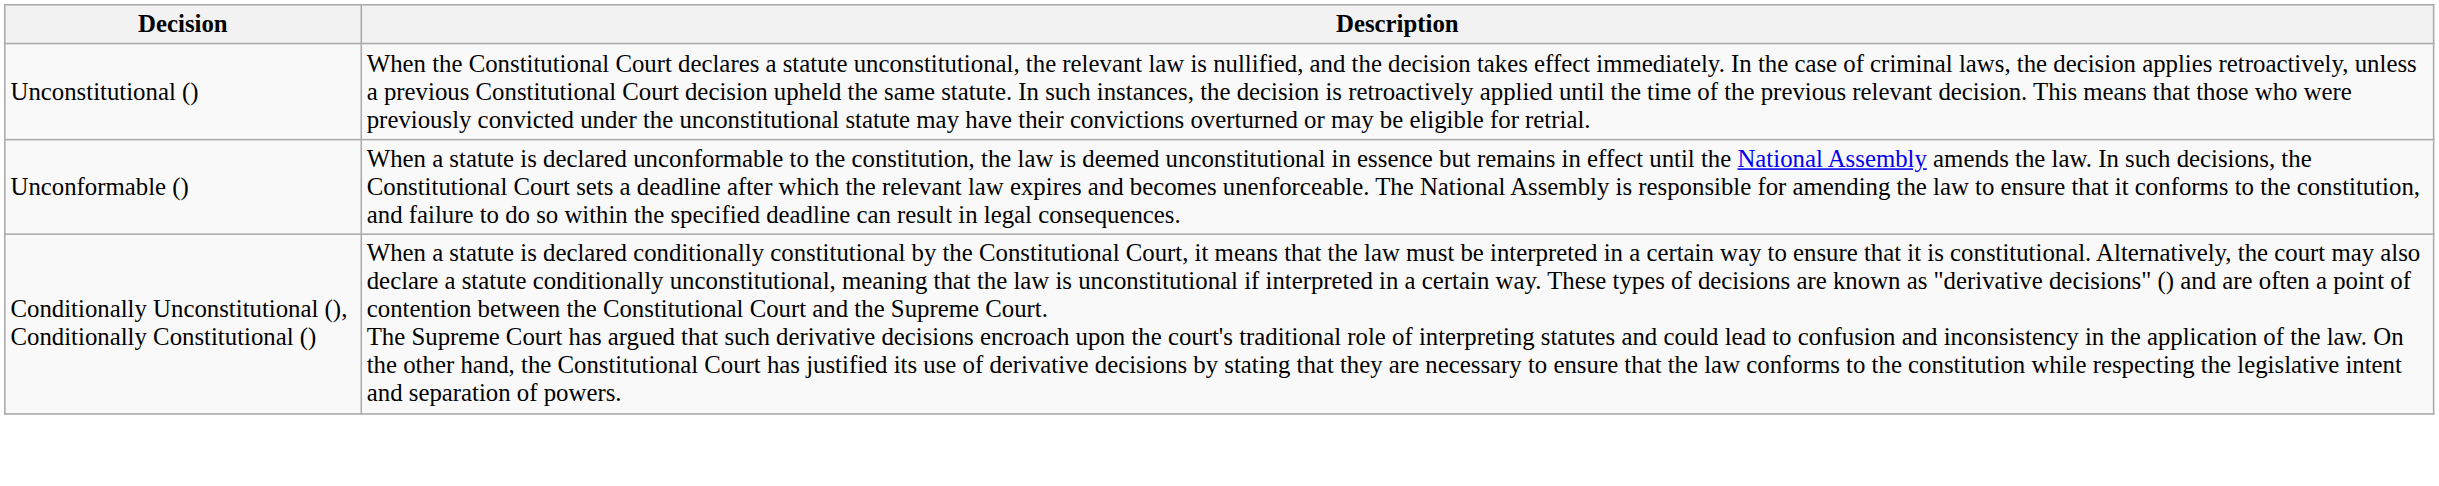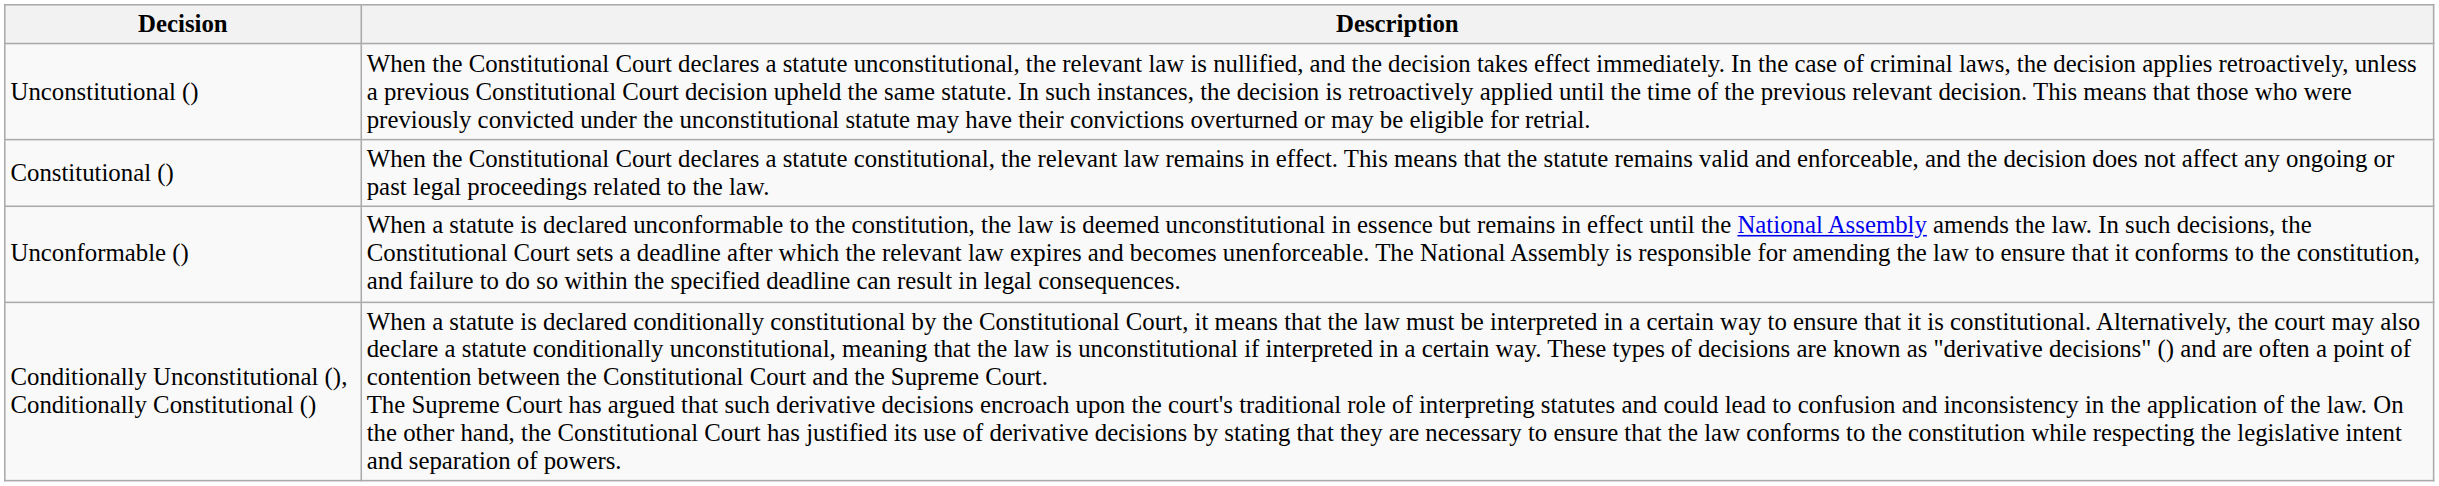+ row: (92, 172)
